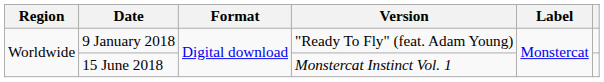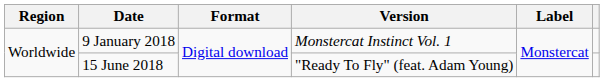(404, 40) "Ready To Fly" (feat. Adam Young) -> (373, 40) Monstercat Instinct Vol. 1
(373, 64) Monstercat Instinct Vol. 1 -> (404, 64) "Ready To Fly" (feat. Adam Young)
